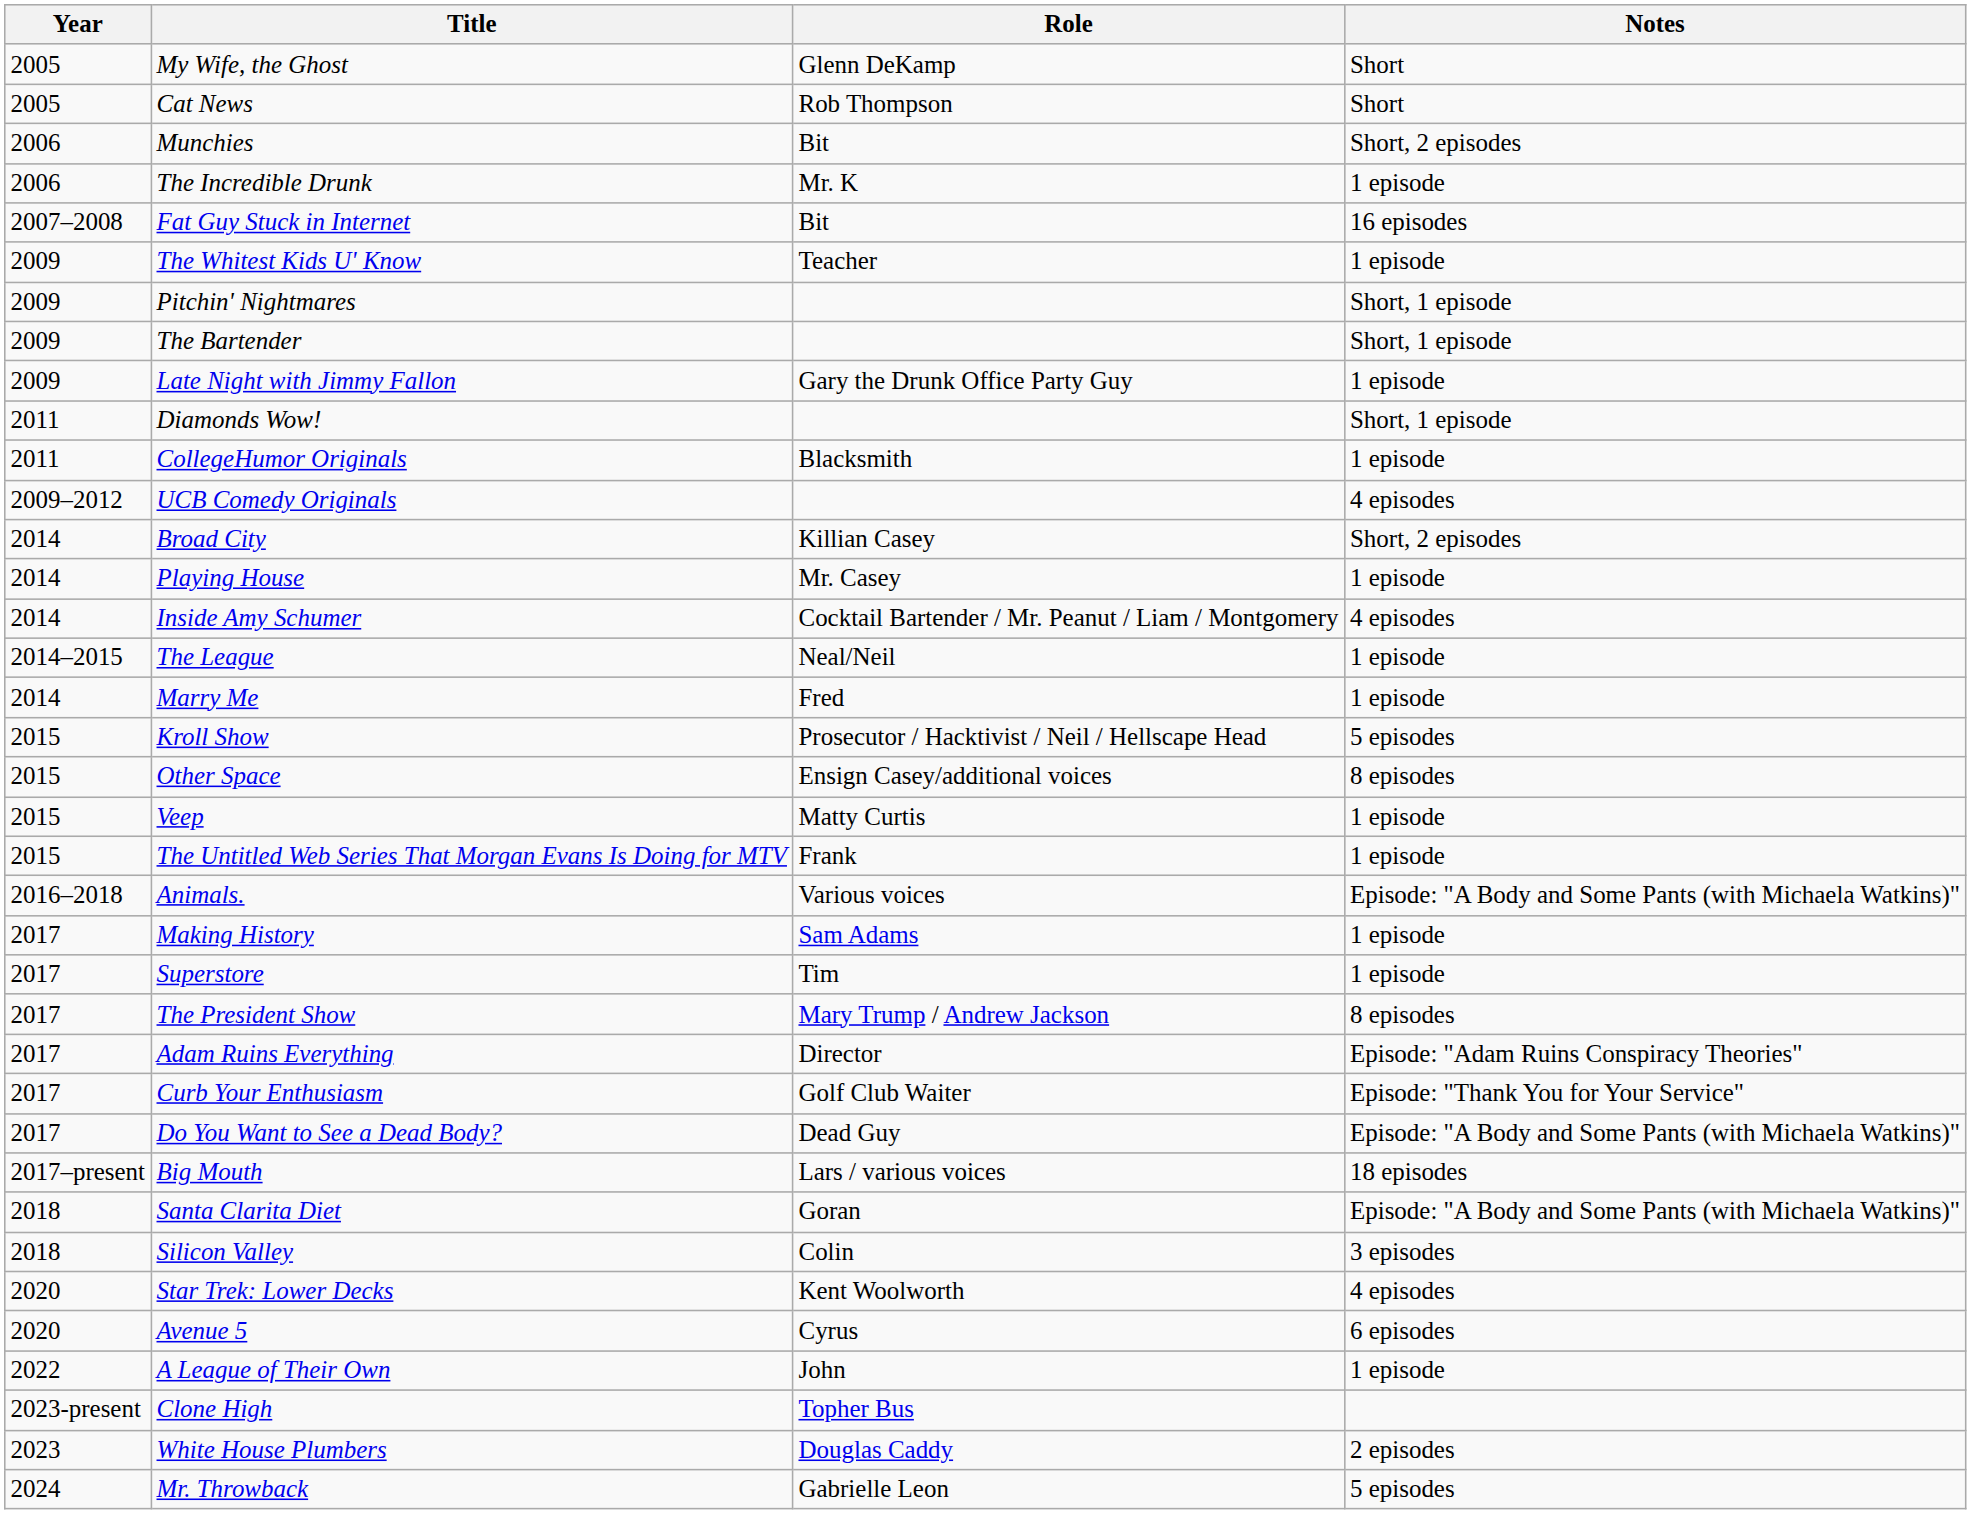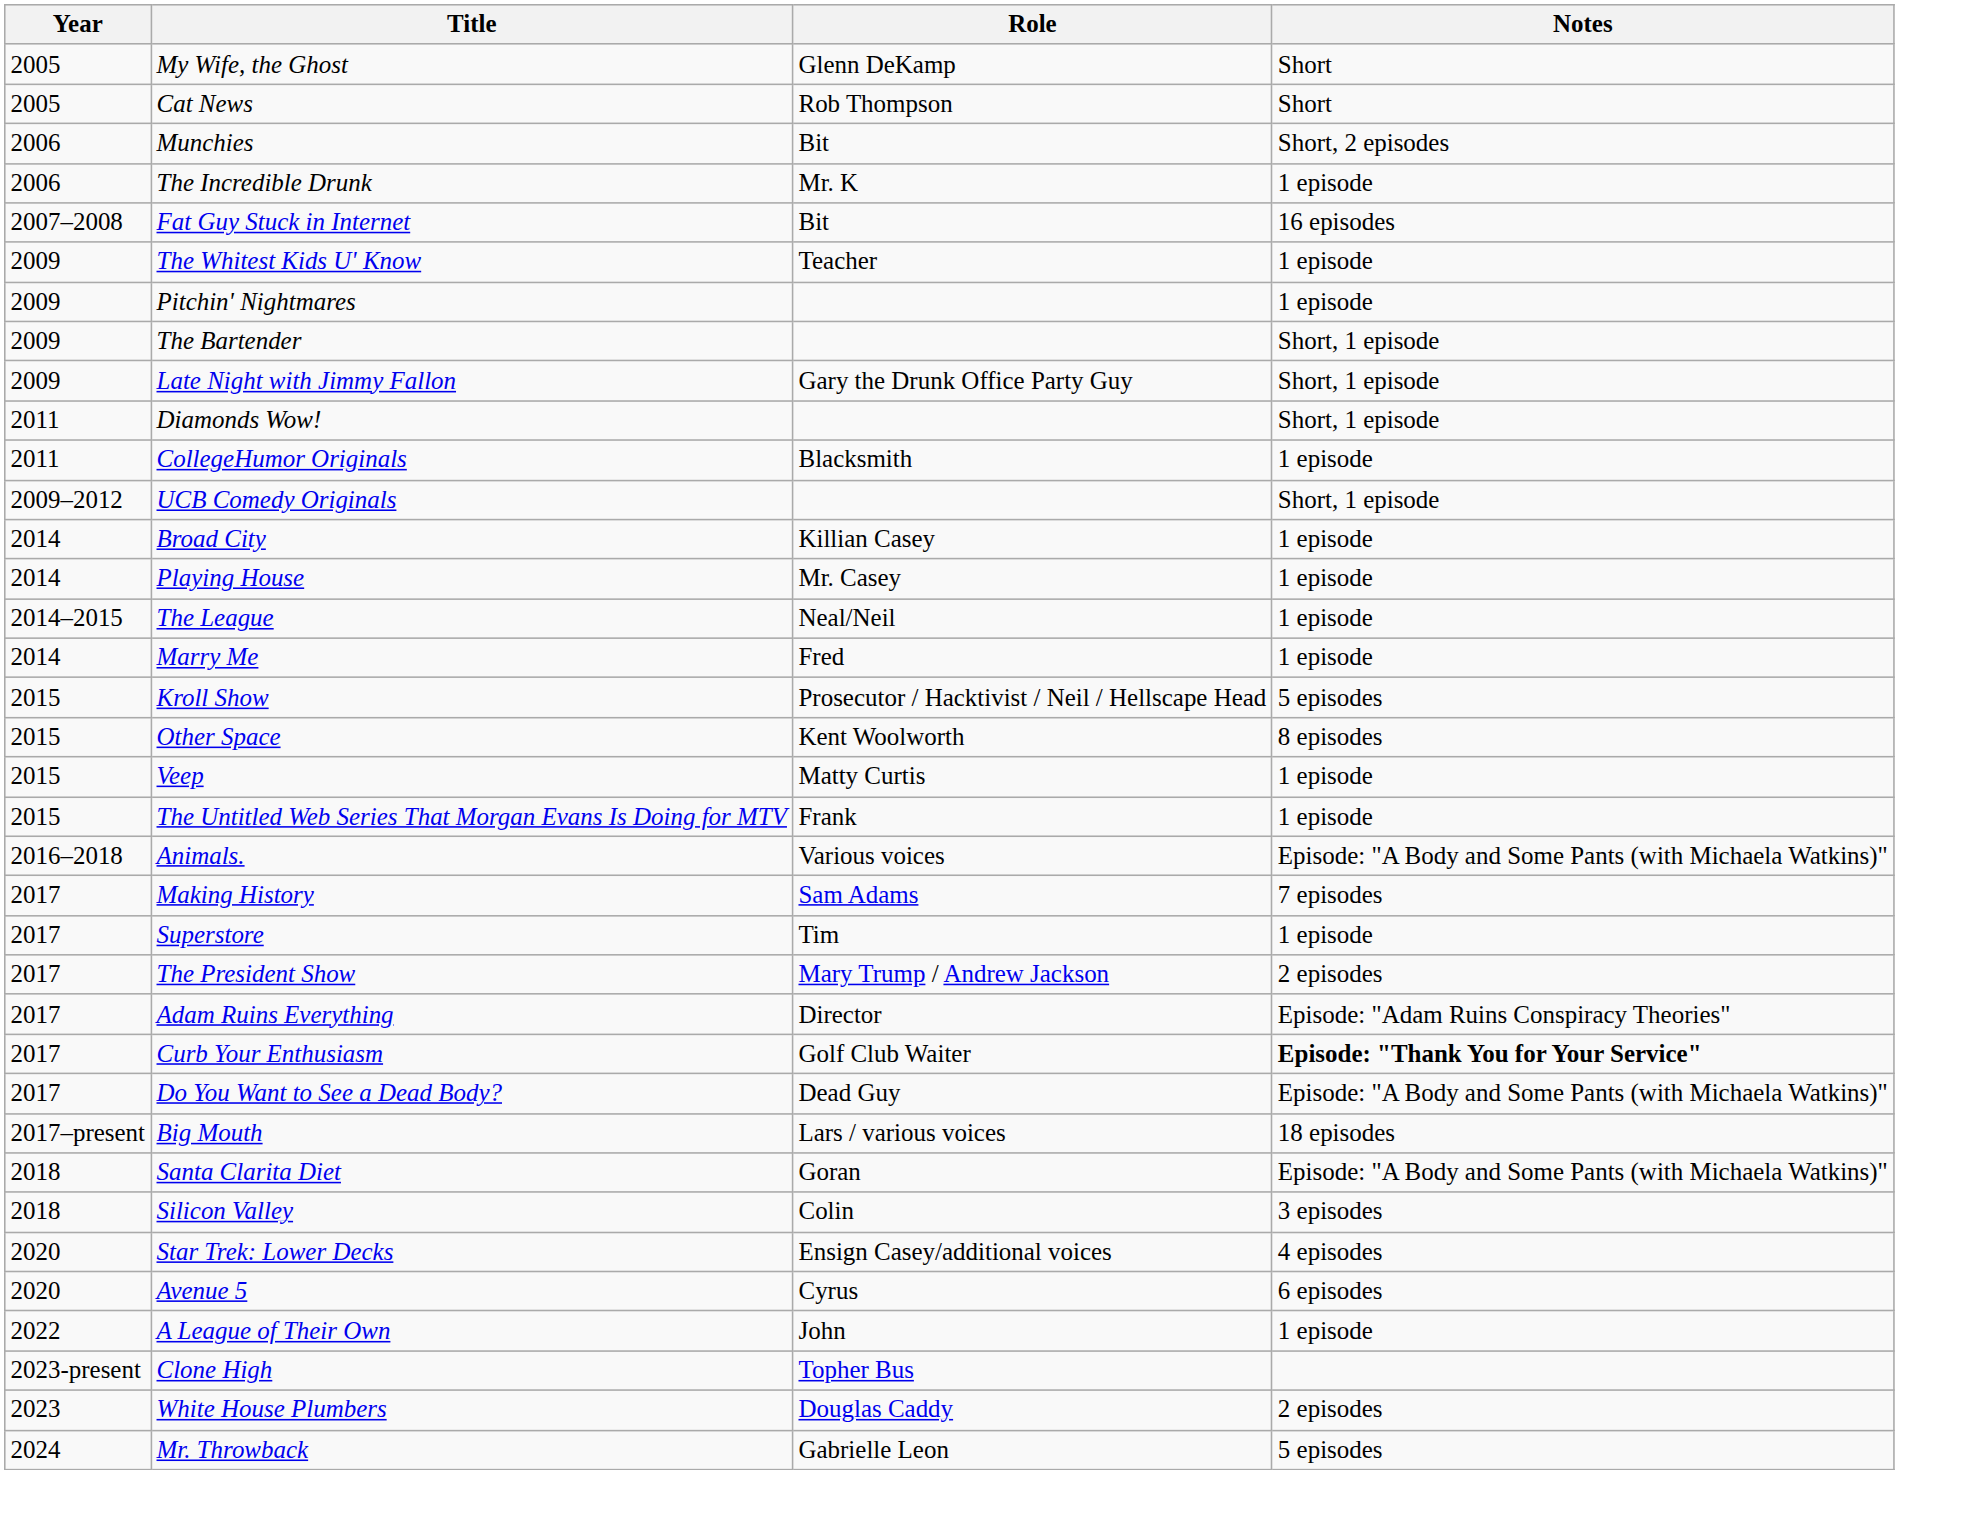(1431, 301) Short, 1 episode -> (1325, 301) 1 episode
(1397, 380) 1 episode -> (1359, 380) Short, 1 episode
(1402, 499) 4 episodes -> (1359, 499) Short, 1 episode
(1436, 538) Short, 2 episodes -> (1325, 538) 1 episode
- row: (259, 618)
(955, 776) Ensign Casey/additional voices -> (881, 736) Kent Woolworth
(1397, 934) 1 episode -> (1330, 895) 7 episodes
(1402, 1013) 8 episodes -> (1330, 974) 2 episodes
(1547, 1093) normal -> (1490, 1053) bold
(881, 1291) Kent Woolworth -> (955, 1251) Ensign Casey/additional voices
